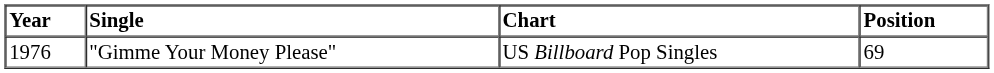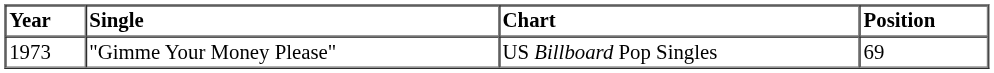(30, 51) 1976 -> (30, 51) 1973
